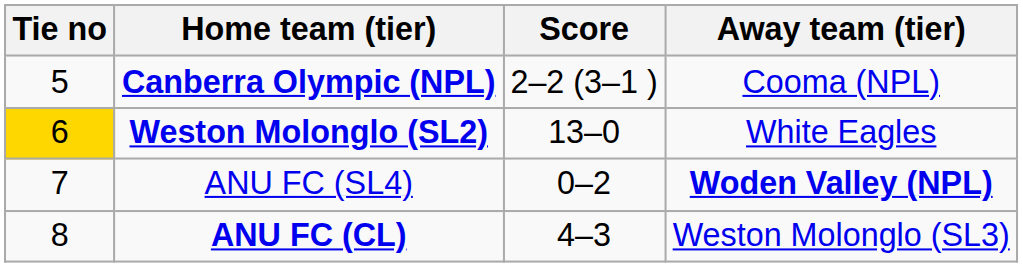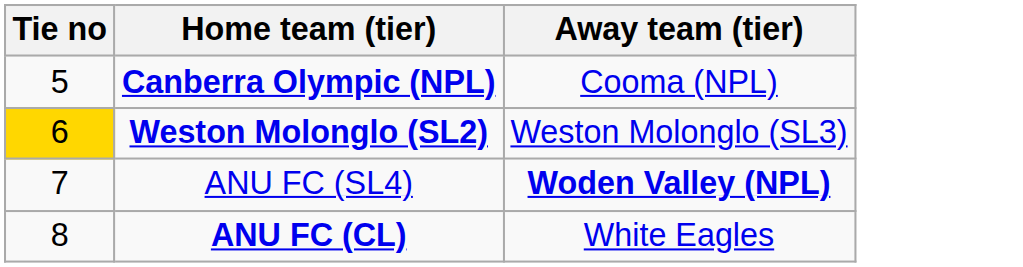- column: (584, 30)
(841, 132) White Eagles -> (679, 132) Weston Molonglo (SL3)
(841, 235) Weston Molonglo (SL3) -> (679, 235) White Eagles
